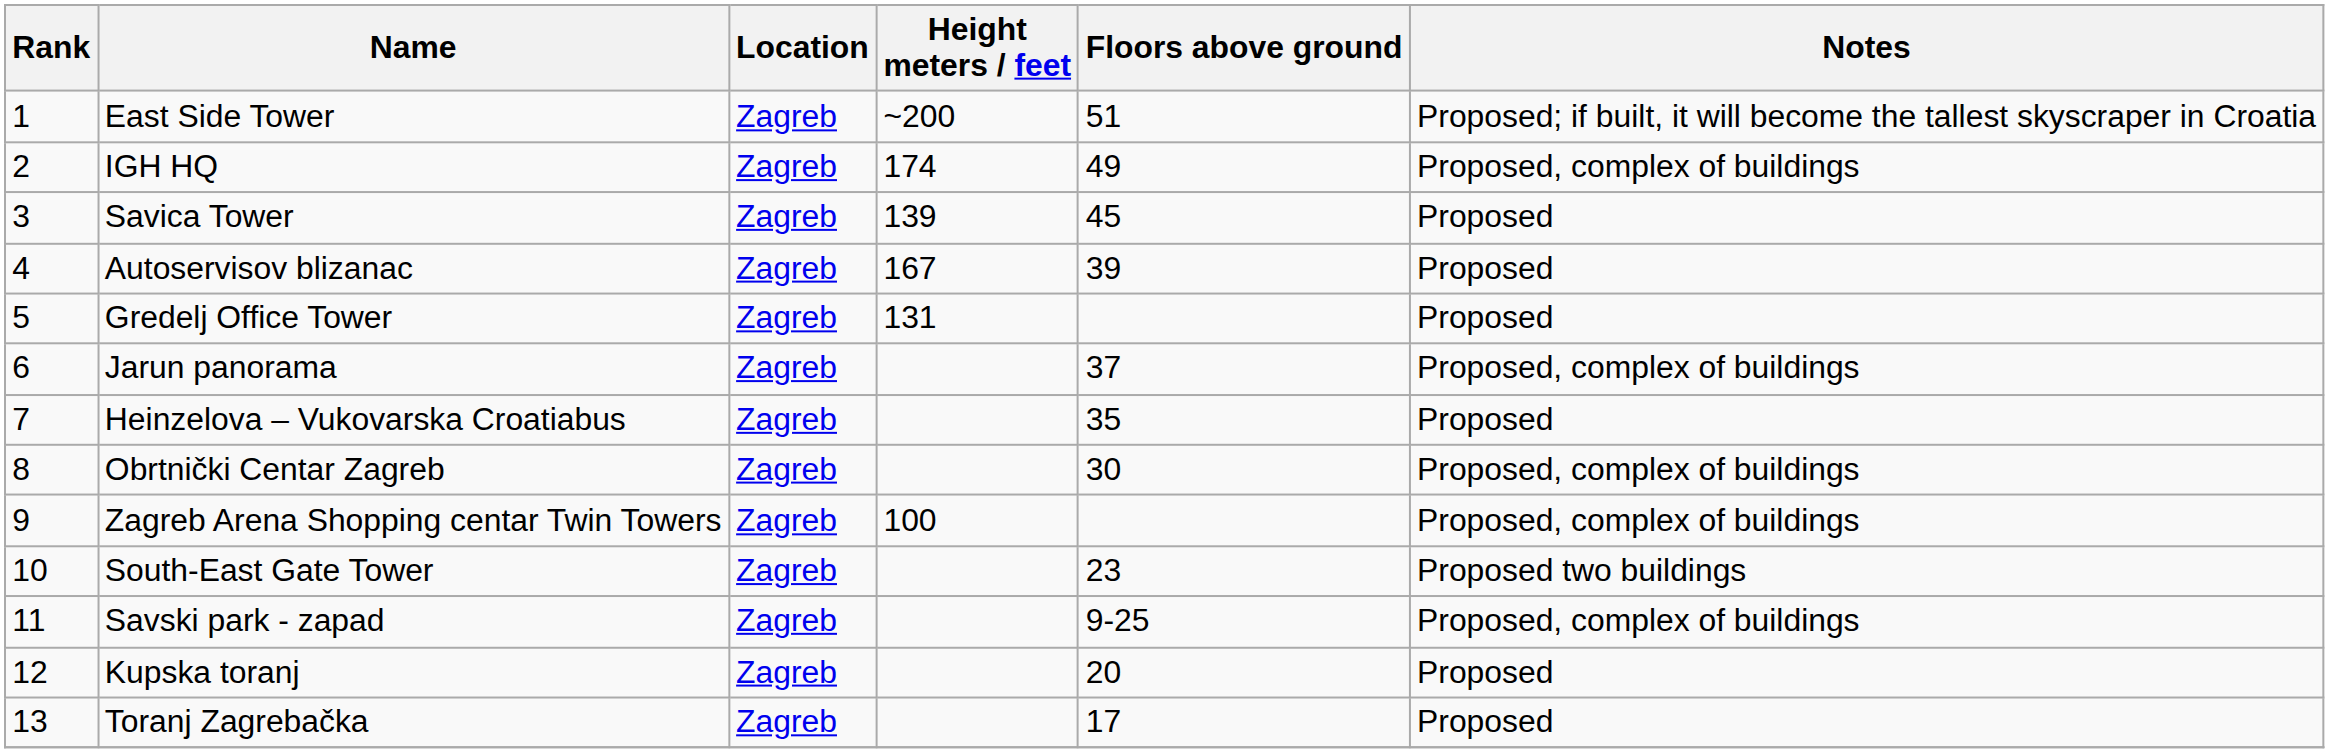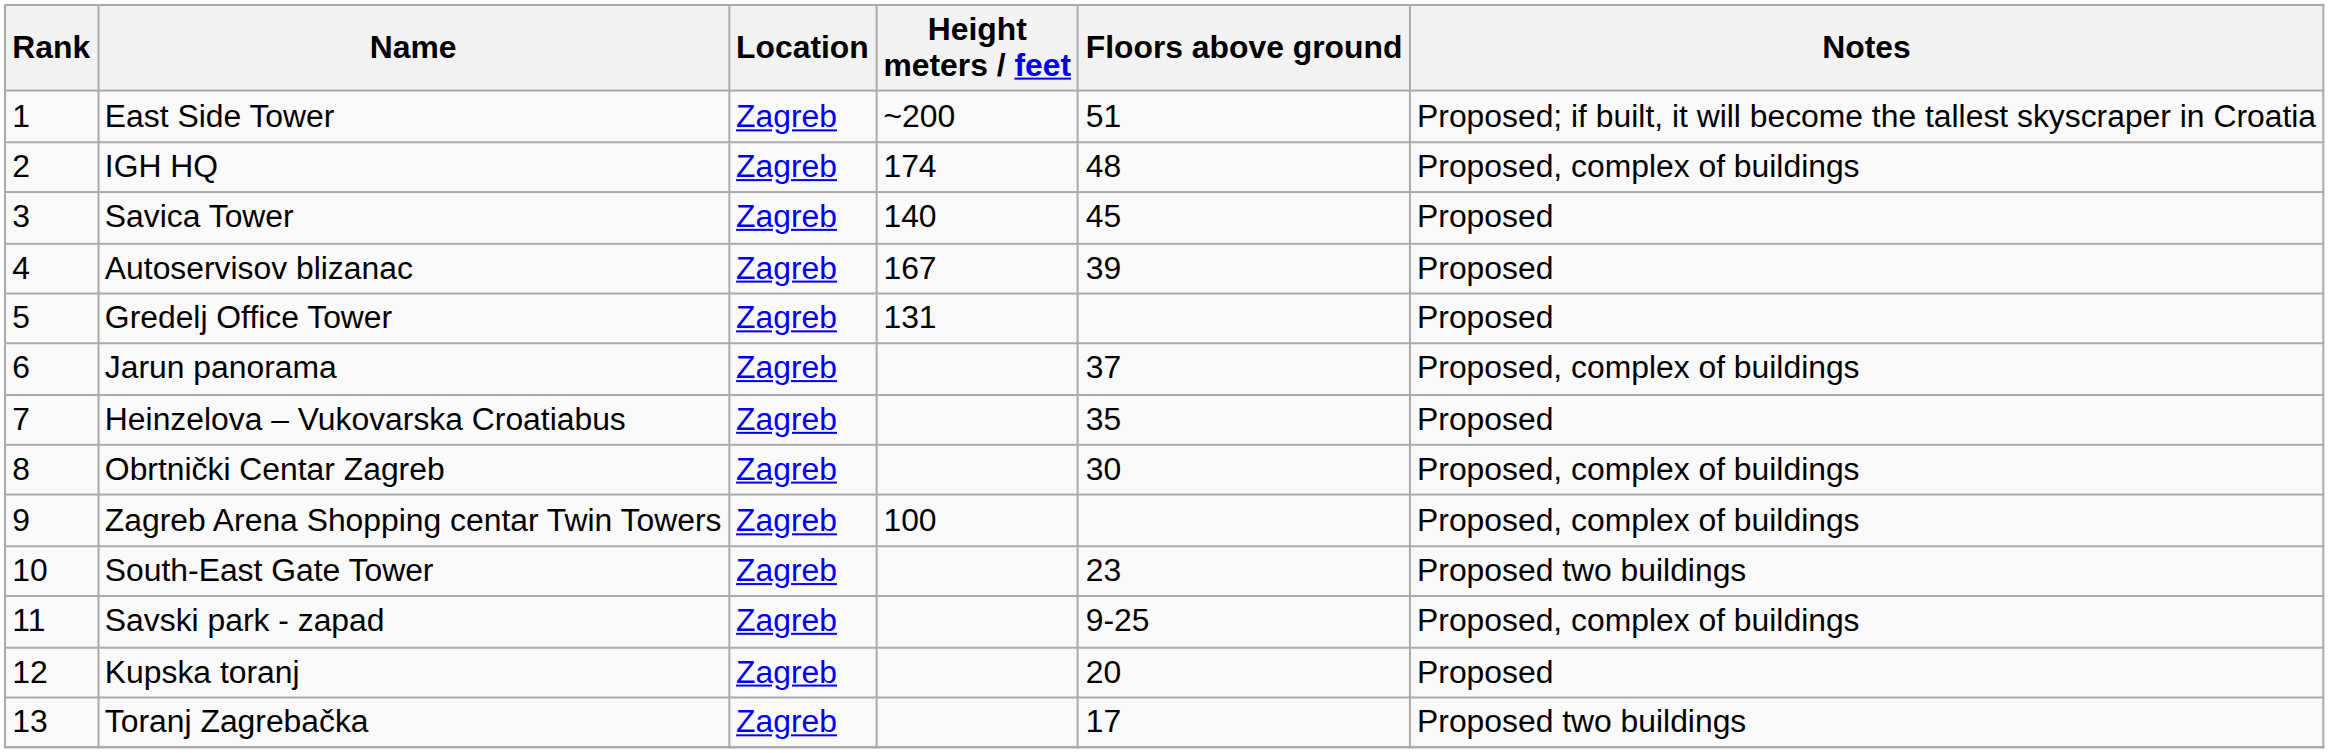(1103, 166) 49 -> (1103, 166) 48
(910, 217) 139 -> (910, 217) 140
(1485, 722) Proposed -> (1582, 722) Proposed two buildings
